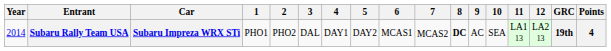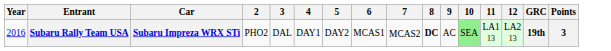- column: (256, 11)
(16, 32) 2014 -> (16, 32) 2016
(497, 32) no background -> (469, 32) lightgreen background
(591, 32) 4 -> (564, 32) 3
